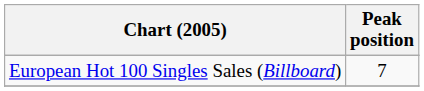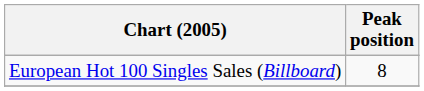(382, 70) 7 -> (382, 70) 8
